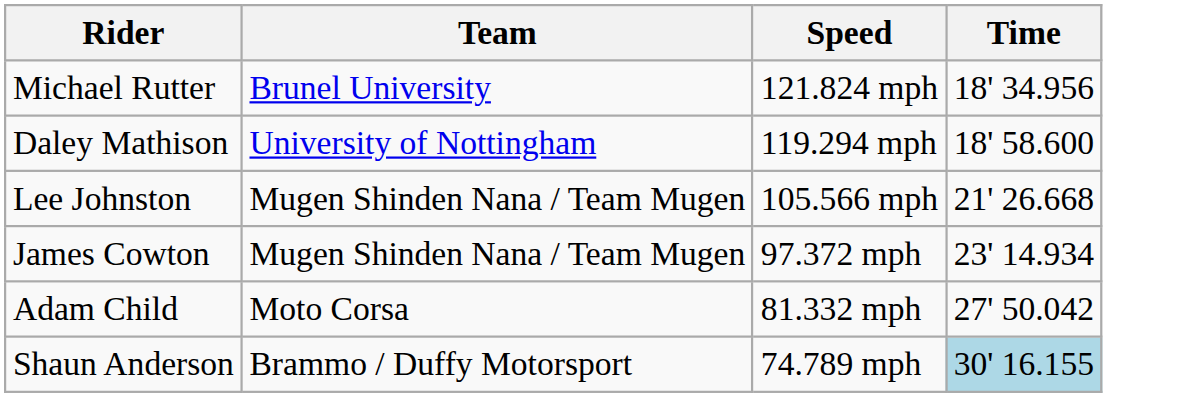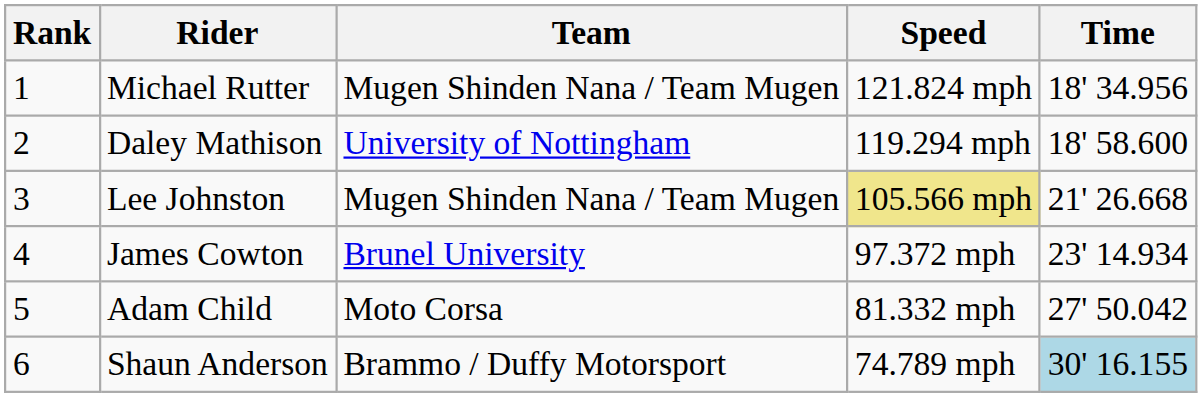+ column: (52, 32)
(370, 87) Brunel University -> (591, 87) Mugen Shinden Nana / Team Mugen
(849, 198) no background -> (943, 198) khaki background
(497, 253) Mugen Shinden Nana / Team Mugen -> (464, 253) Brunel University
